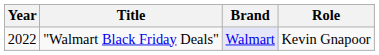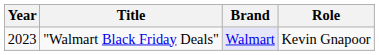(22, 38) 2022 -> (22, 38) 2023
